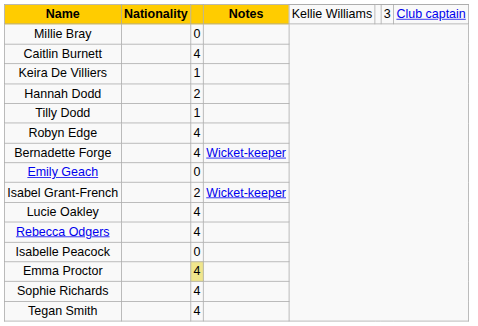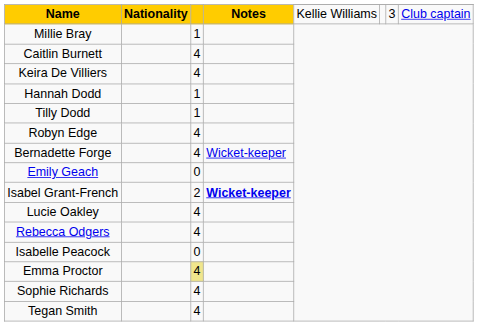(197, 34) 0 -> (197, 34) 1
(197, 73) 1 -> (197, 73) 4
(197, 93) 2 -> (197, 93) 1
(246, 192) normal -> (249, 192) bold
